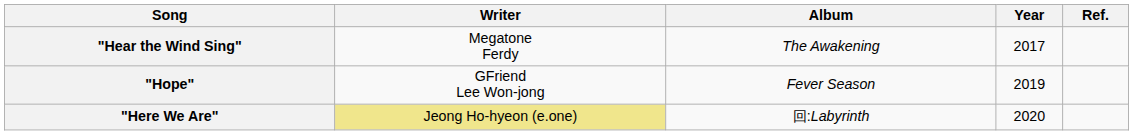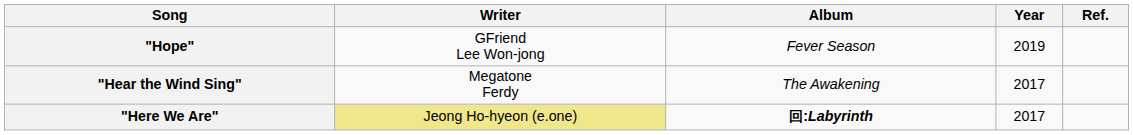rows swapped: (170, 46) <-> (170, 84)
(831, 116) normal -> (831, 116) bold
(1029, 116) 2020 -> (1029, 116) 2017
